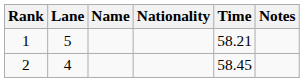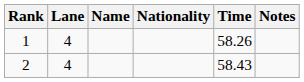(68, 41) 5 -> (68, 41) 4
(235, 41) 58.21 -> (235, 41) 58.26
(235, 65) 58.45 -> (235, 65) 58.43
